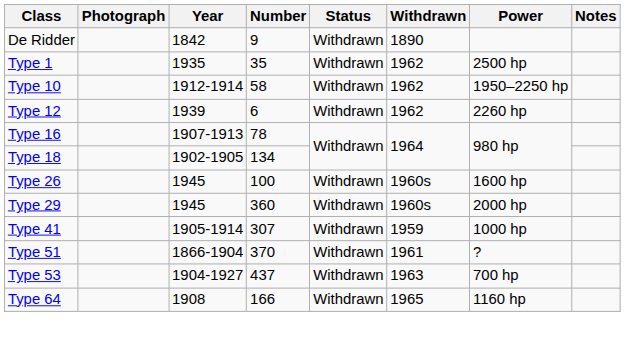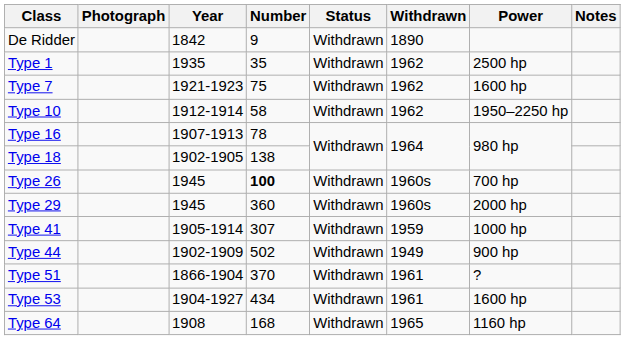+ row: (30, 87)
- row: (34, 110)
(263, 157) 134 -> (263, 157) 138
(263, 181) normal -> (263, 181) bold
(500, 181) 1600 hp -> (496, 181) 700 hp
+ row: (34, 252)
(263, 275) 437 -> (263, 299) 434
(407, 275) 1963 -> (407, 299) 1961
(496, 275) 700 hp -> (500, 299) 1600 hp
(263, 299) 166 -> (263, 323) 168
